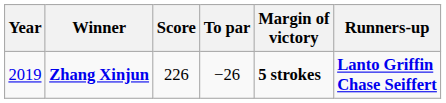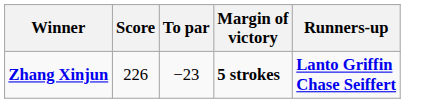- column: (25, 28)
(227, 75) −26 -> (186, 75) −23
